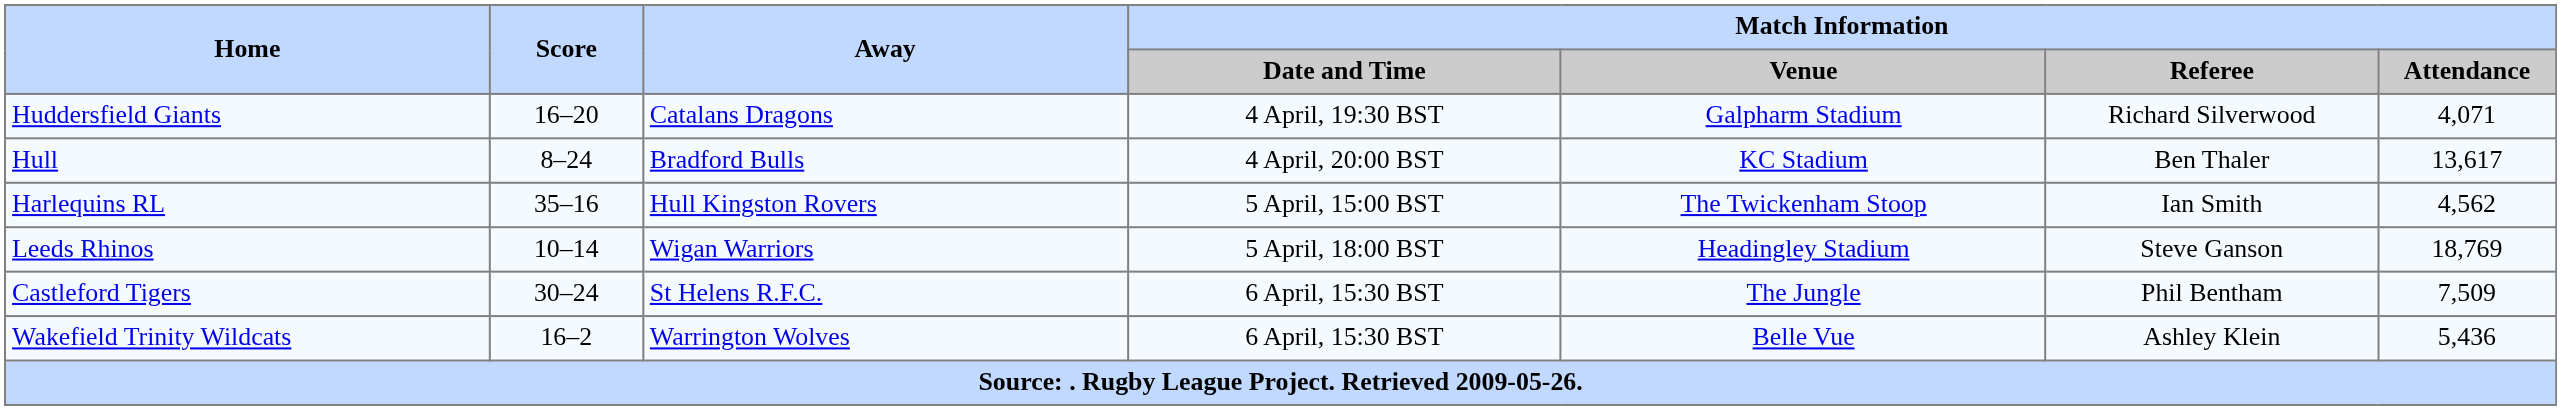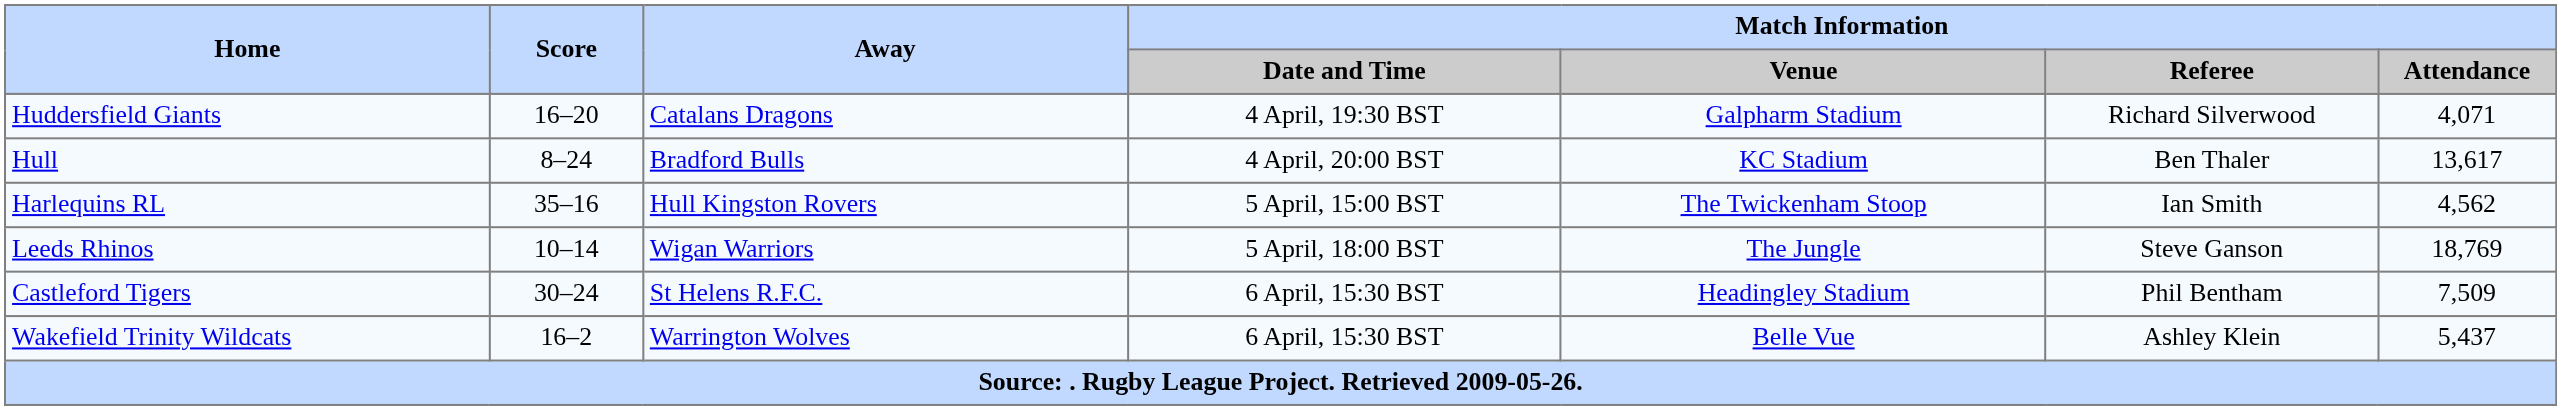(1804, 248) Headingley Stadium -> (1804, 248) The Jungle
(1804, 293) The Jungle -> (1804, 293) Headingley Stadium
(2467, 337) 5,436 -> (2467, 337) 5,437
